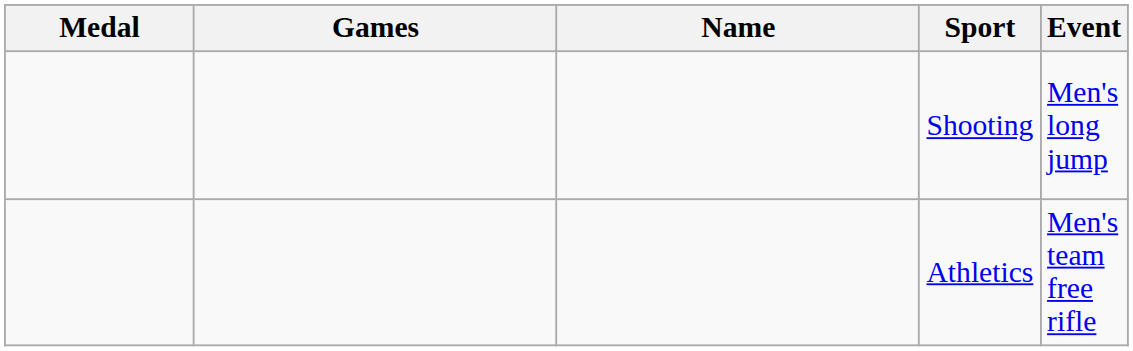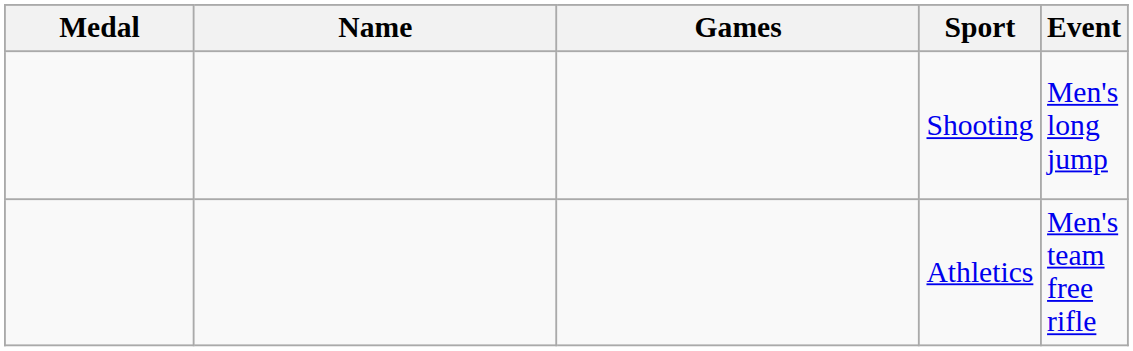columns swapped: (738, 27) <-> (375, 27)
